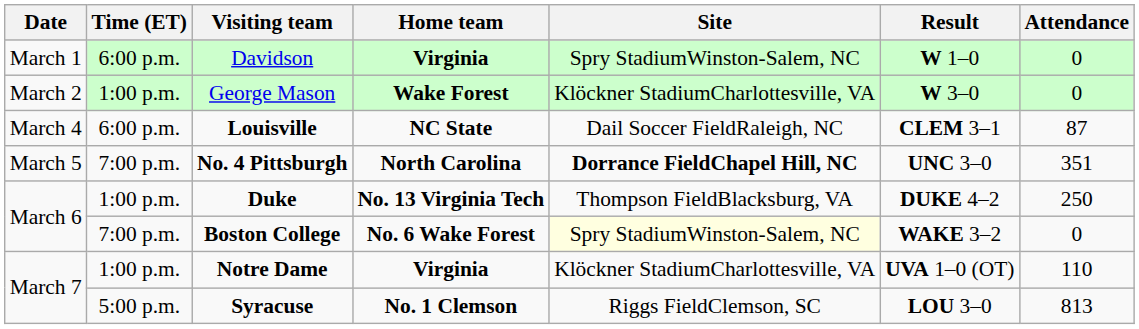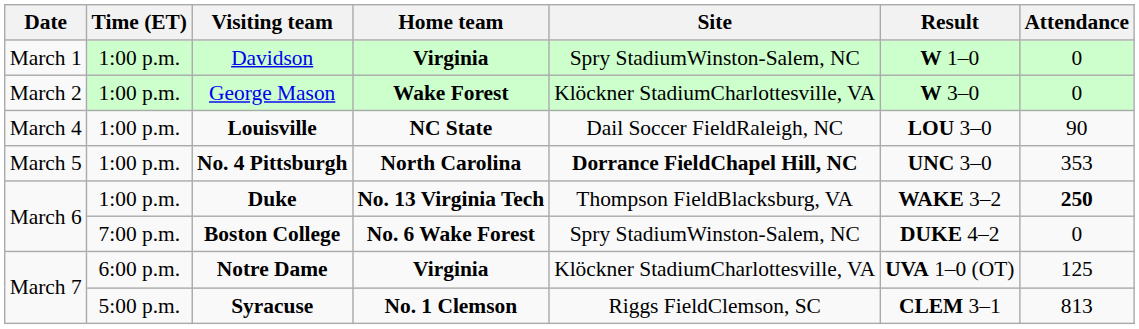(139, 57) 6:00 p.m. -> (139, 57) 1:00 p.m.
(139, 128) 6:00 p.m. -> (139, 128) 1:00 p.m.
(950, 128) CLEM 3–1 -> (950, 128) LOU 3–0
(1077, 128) 87 -> (1077, 128) 90
(139, 163) 7:00 p.m. -> (139, 163) 1:00 p.m.
(1077, 163) 351 -> (1077, 163) 353
(950, 199) DUKE 4–2 -> (950, 199) WAKE 3–2
(1077, 199) normal -> (1077, 199) bold
(715, 234) lightyellow background -> (715, 234) no background
(950, 234) WAKE 3–2 -> (950, 234) DUKE 4–2
(139, 269) 1:00 p.m. -> (139, 269) 6:00 p.m.
(1077, 269) 110 -> (1077, 269) 125
(950, 305) LOU 3–0 -> (950, 305) CLEM 3–1
